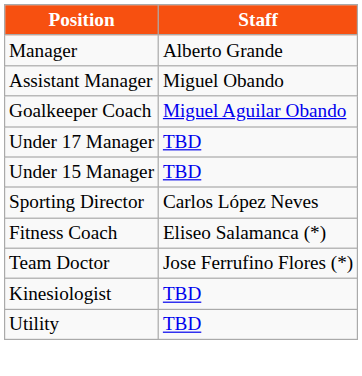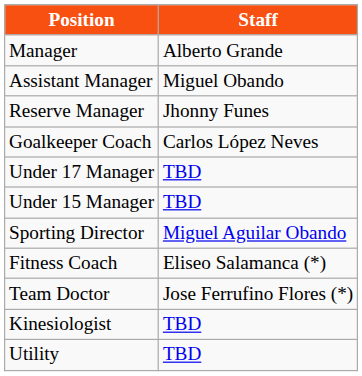+ row: (76, 111)
(255, 111) Miguel Aguilar Obando -> (241, 141) Carlos López Neves
(241, 202) Carlos López Neves -> (255, 232) Miguel Aguilar Obando
